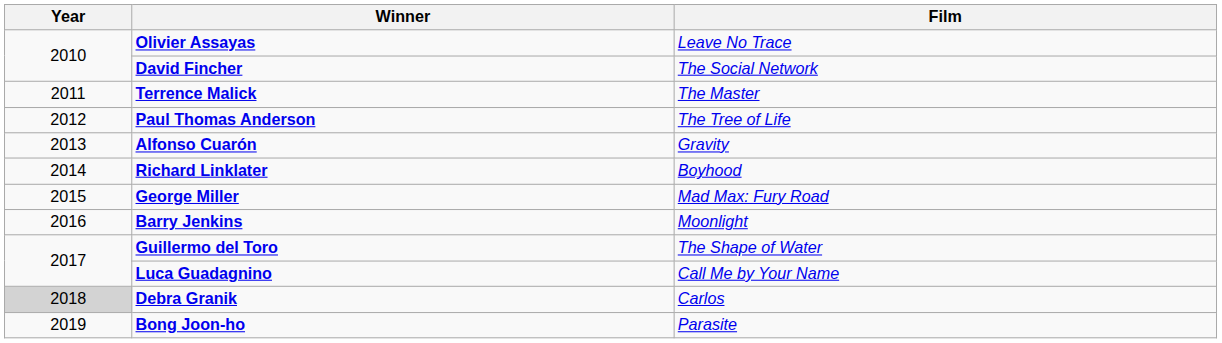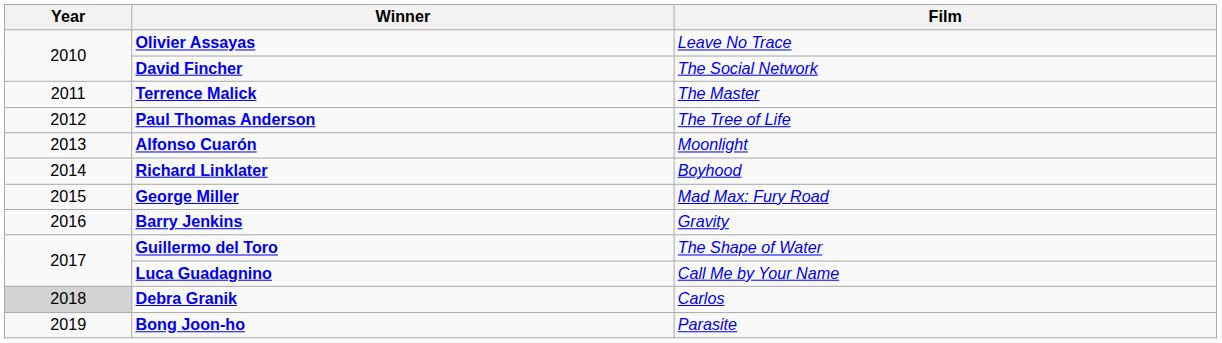(703, 145) Gravity -> (713, 145) Moonlight
(713, 222) Moonlight -> (703, 222) Gravity
